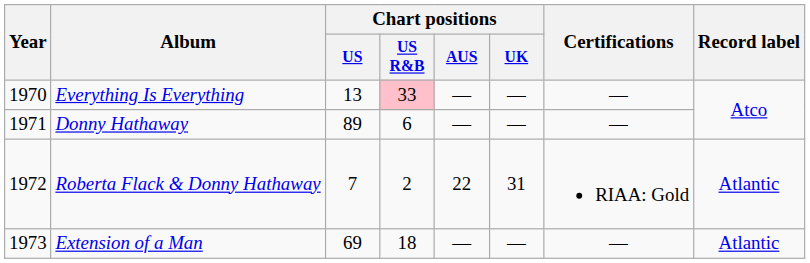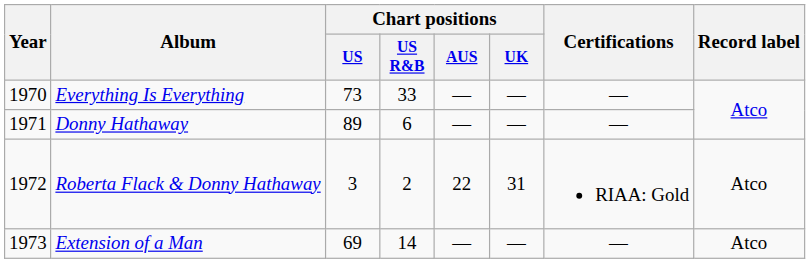(352, 94) 13 -> (352, 94) 73
(407, 94) pink background -> (407, 94) no background
(352, 184) 7 -> (352, 184) 3
(749, 184) Atlantic -> (749, 184) Atco
(407, 243) 18 -> (407, 243) 14
(749, 243) Atlantic -> (749, 243) Atco
